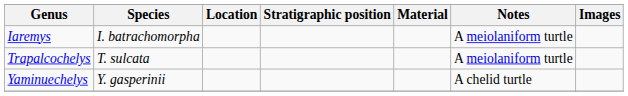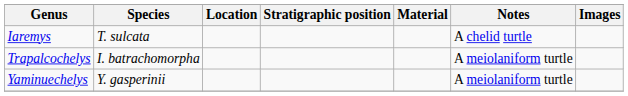(148, 36) I. batrachomorpha -> (123, 36) T. sulcata
(513, 36) A meiolaniform turtle -> (493, 36) A chelid turtle
(123, 58) T. sulcata -> (148, 58) I. batrachomorpha
(493, 79) A chelid turtle -> (513, 79) A meiolaniform turtle
